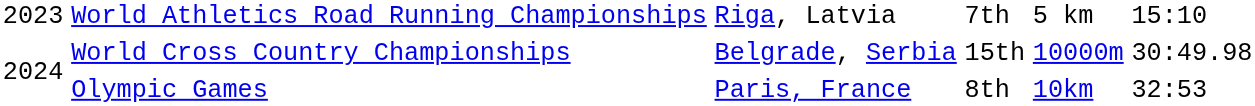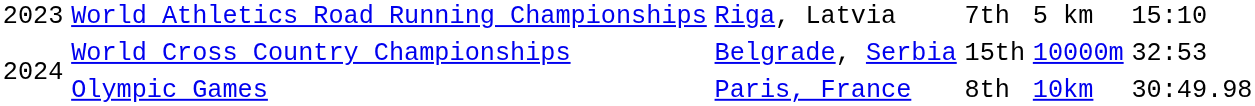(1192, 53) 30:49.98 -> (1169, 53) 32:53
(1169, 90) 32:53 -> (1192, 90) 30:49.98
